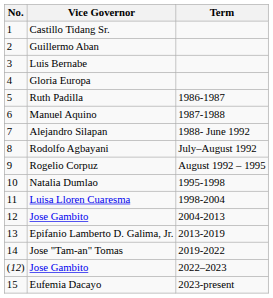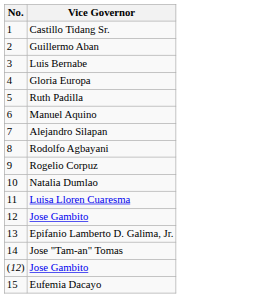- column: (222, 13)
